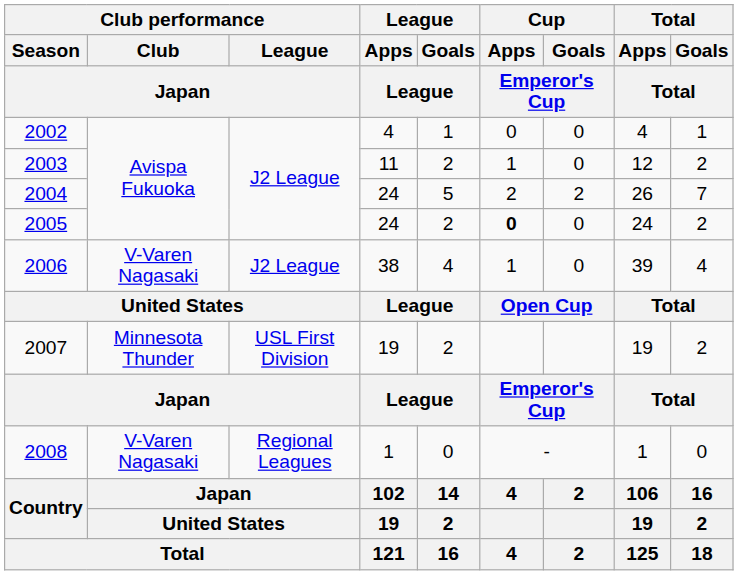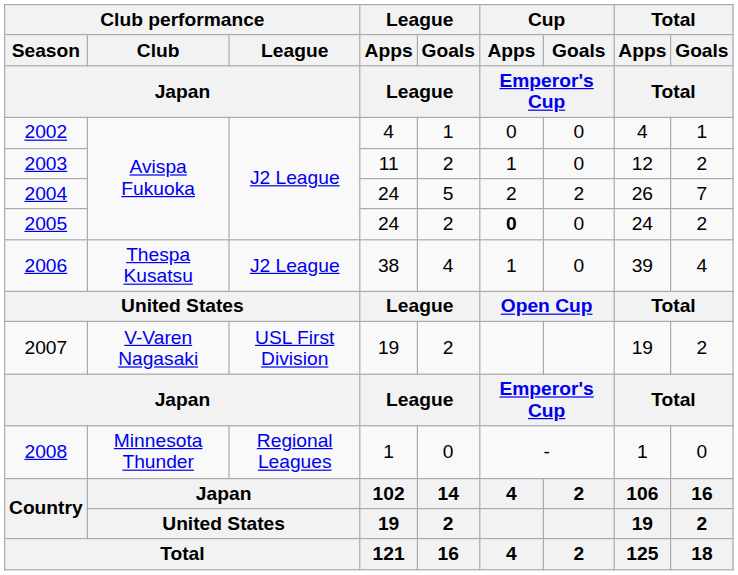(158, 265) V-Varen Nagasaki -> (158, 265) Thespa Kusatsu
(158, 347) Minnesota Thunder -> (158, 347) V-Varen Nagasaki
(158, 451) V-Varen Nagasaki -> (158, 451) Minnesota Thunder
